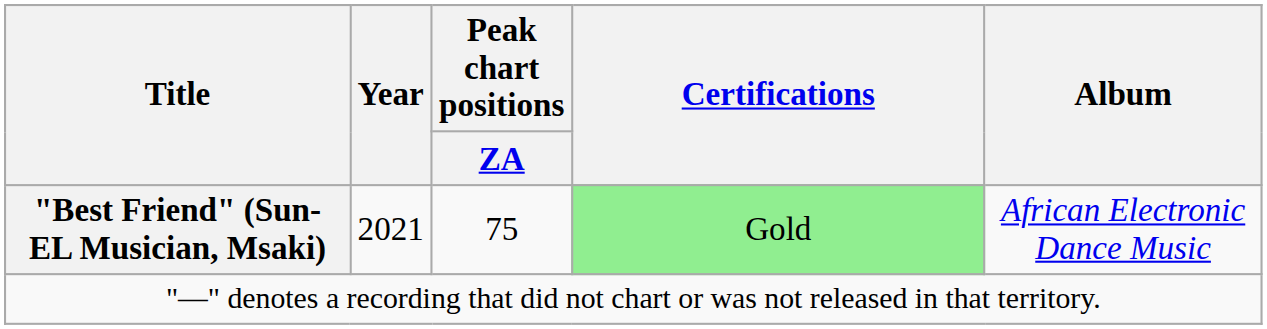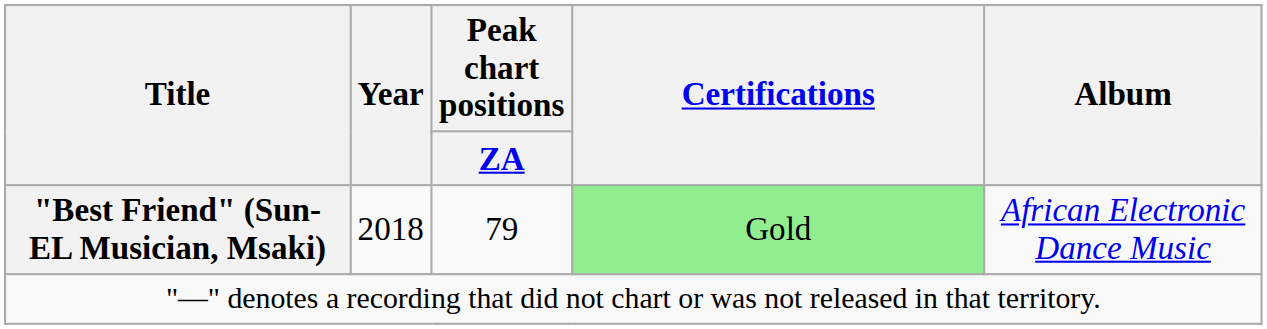(391, 228) 2021 -> (391, 228) 2018
(502, 228) 75 -> (502, 228) 79
